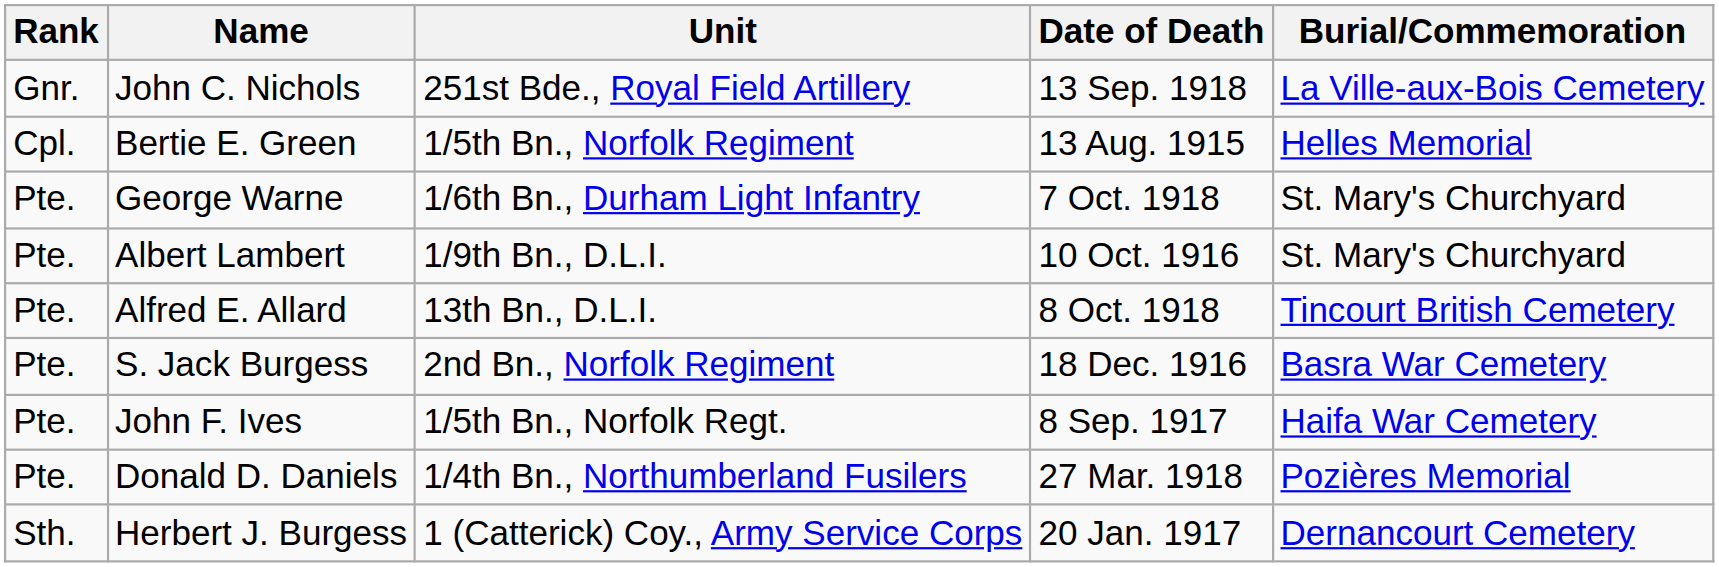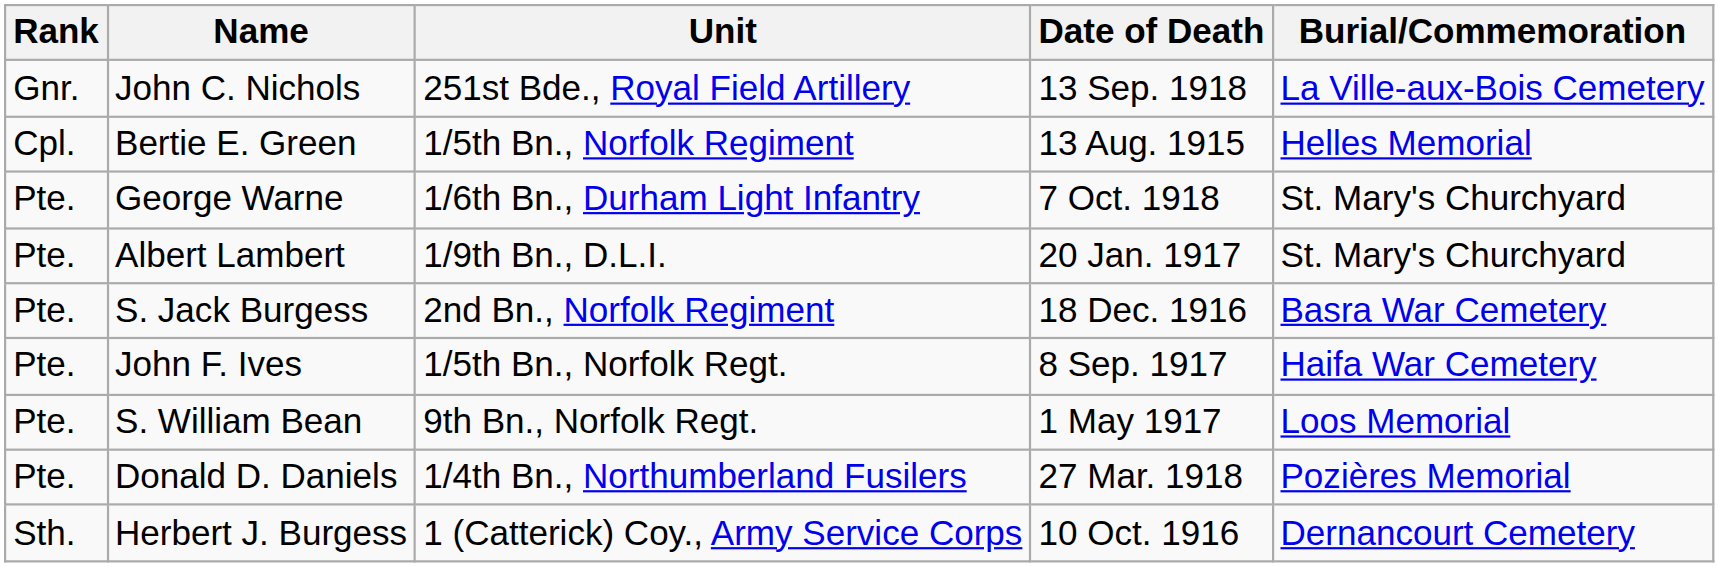(1139, 254) 10 Oct. 1916 -> (1140, 254) 20 Jan. 1917
- row: (231, 310)
+ row: (239, 421)
(1140, 532) 20 Jan. 1917 -> (1139, 532) 10 Oct. 1916
